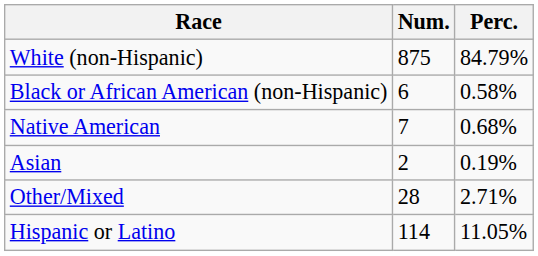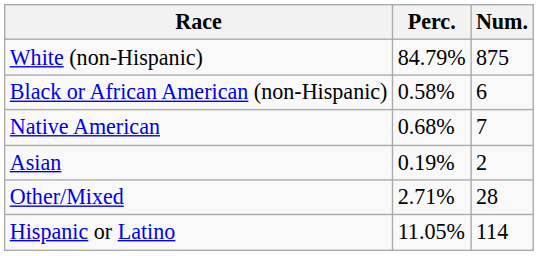columns swapped: (424, 22) <-> (494, 22)
